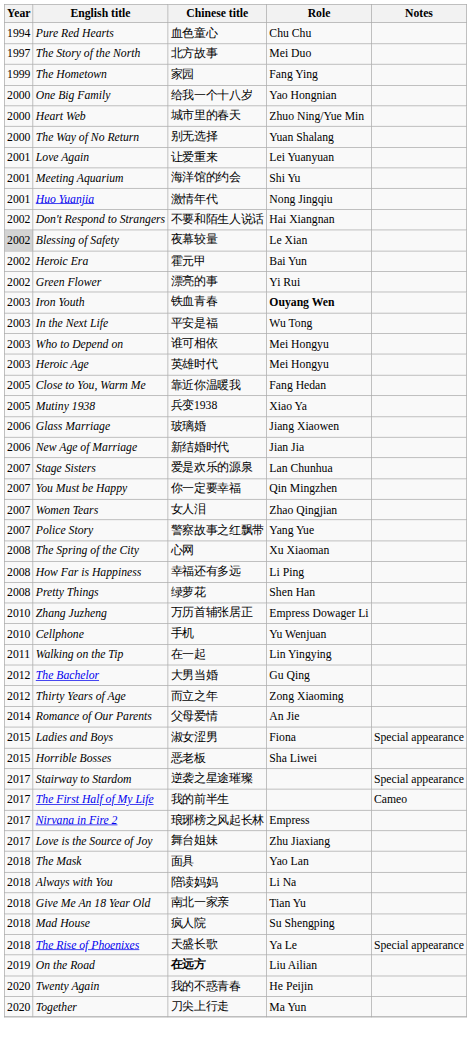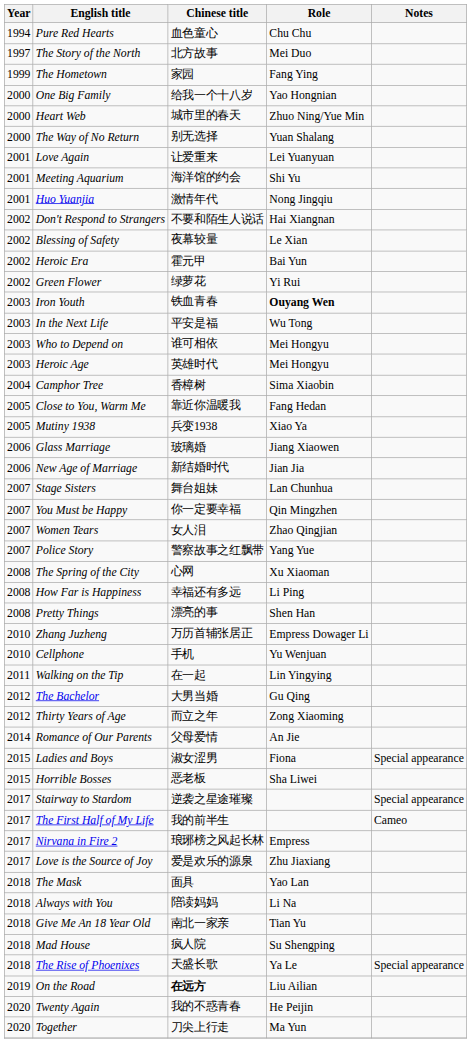(19, 240) lightgrey background -> (19, 240) no background
(194, 281) 漂亮的事 -> (188, 281) 绿萝花
+ row: (69, 385)
(211, 468) 爱是欢乐的源泉 -> (194, 488) 舞台姐妹
(188, 592) 绿萝花 -> (194, 613) 漂亮的事
(194, 840) 舞台姐妹 -> (211, 861) 爱是欢乐的源泉
